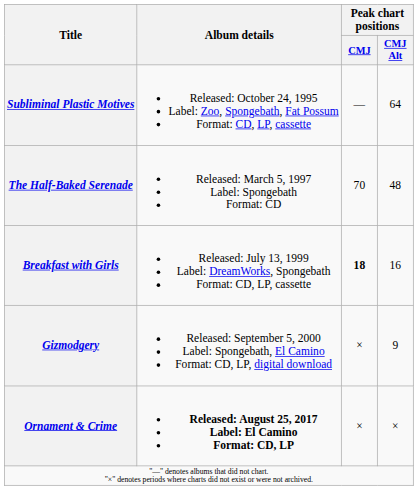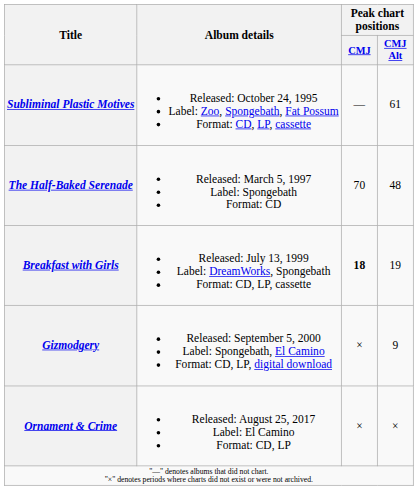(395, 105) 64 -> (395, 105) 61
(395, 265) 16 -> (395, 265) 19
(239, 432) bold -> (239, 432) normal
